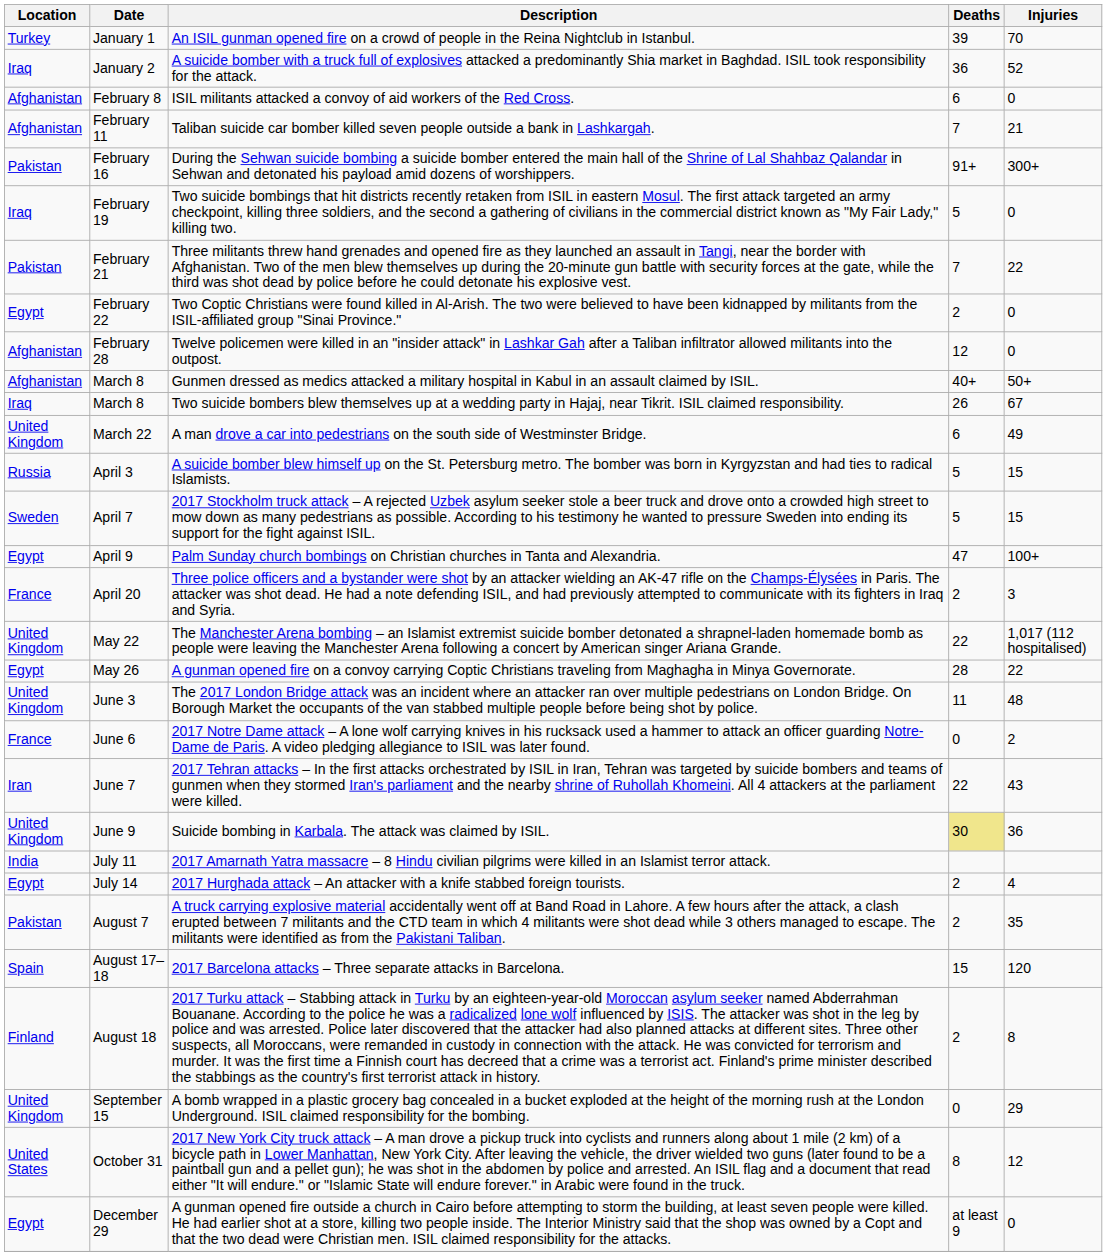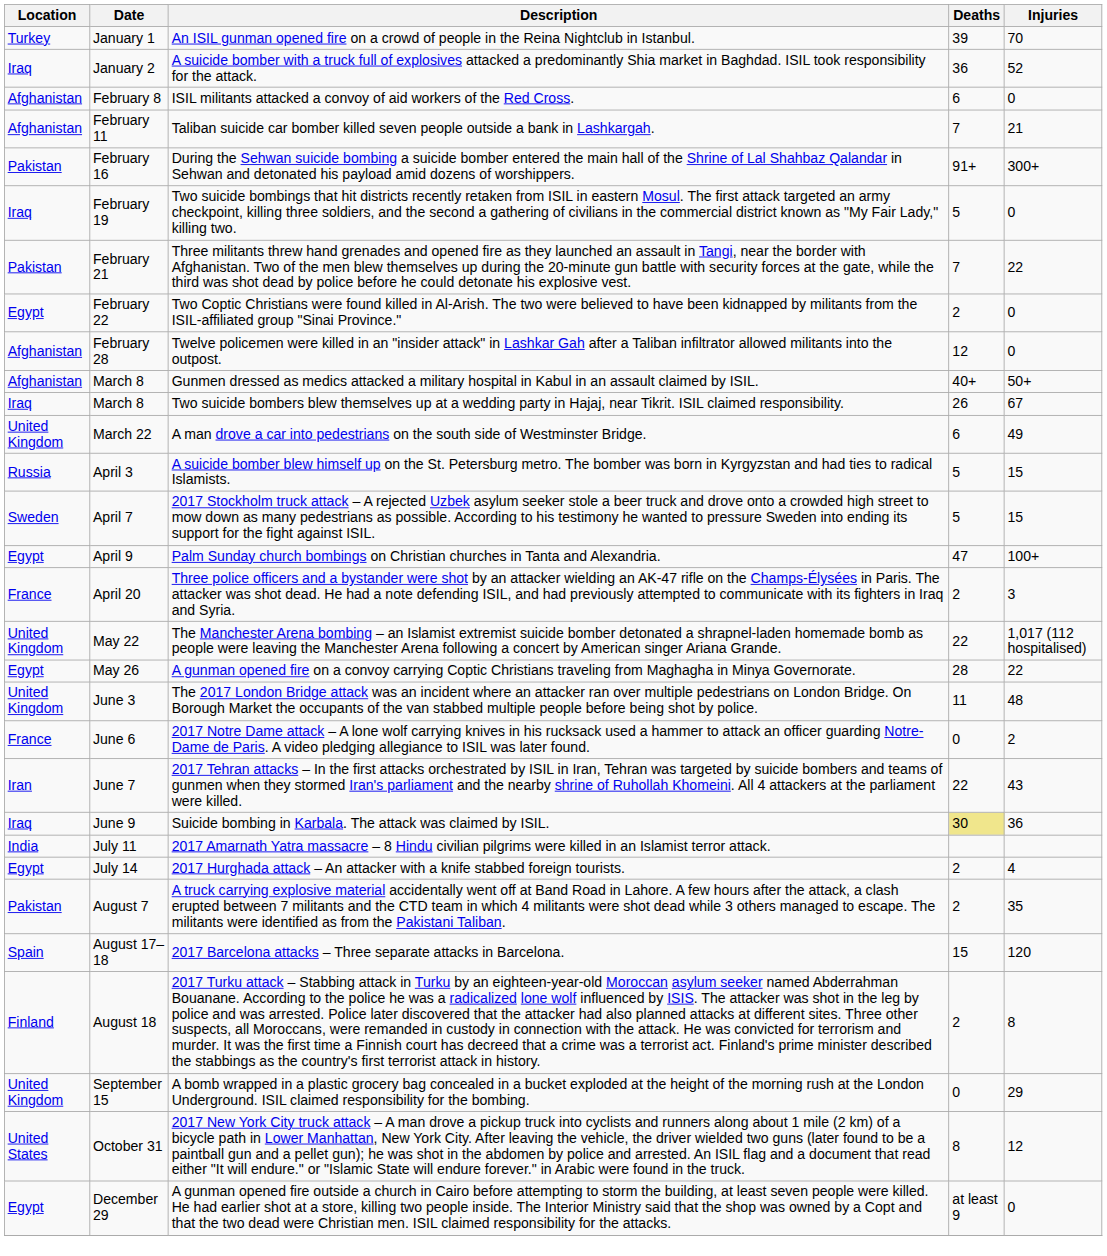(35, 831) United Kingdom -> (20, 823) Iraq
